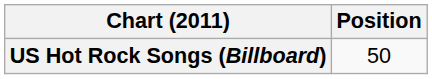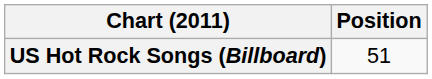(379, 55) 50 -> (379, 55) 51
